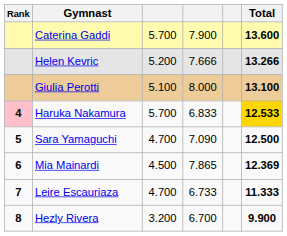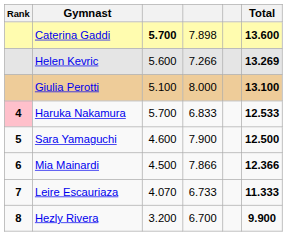(163, 35) normal -> (163, 35) bold
(203, 35) 7.900 -> (203, 35) 7.898
(163, 61) 5.200 -> (163, 61) 5.600
(203, 61) 7.666 -> (203, 61) 7.266
(262, 61) 13.266 -> (262, 61) 13.269
(262, 113) gold background -> (262, 113) no background
(163, 139) 4.700 -> (163, 139) 4.600
(203, 139) 7.090 -> (203, 139) 7.900
(203, 166) 7.865 -> (203, 166) 7.866
(262, 166) 12.369 -> (262, 166) 12.366
(163, 192) 4.700 -> (163, 192) 4.070
